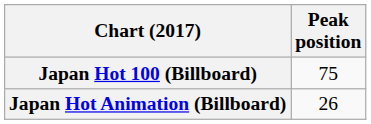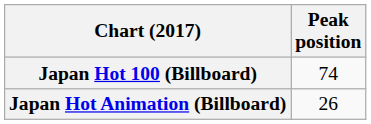(328, 72) 75 -> (328, 72) 74
